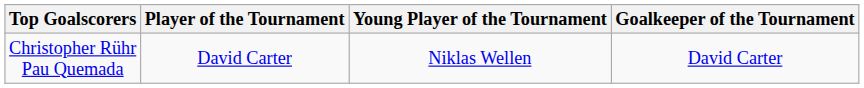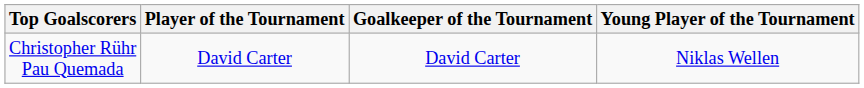columns swapped: (735, 18) <-> (480, 18)
